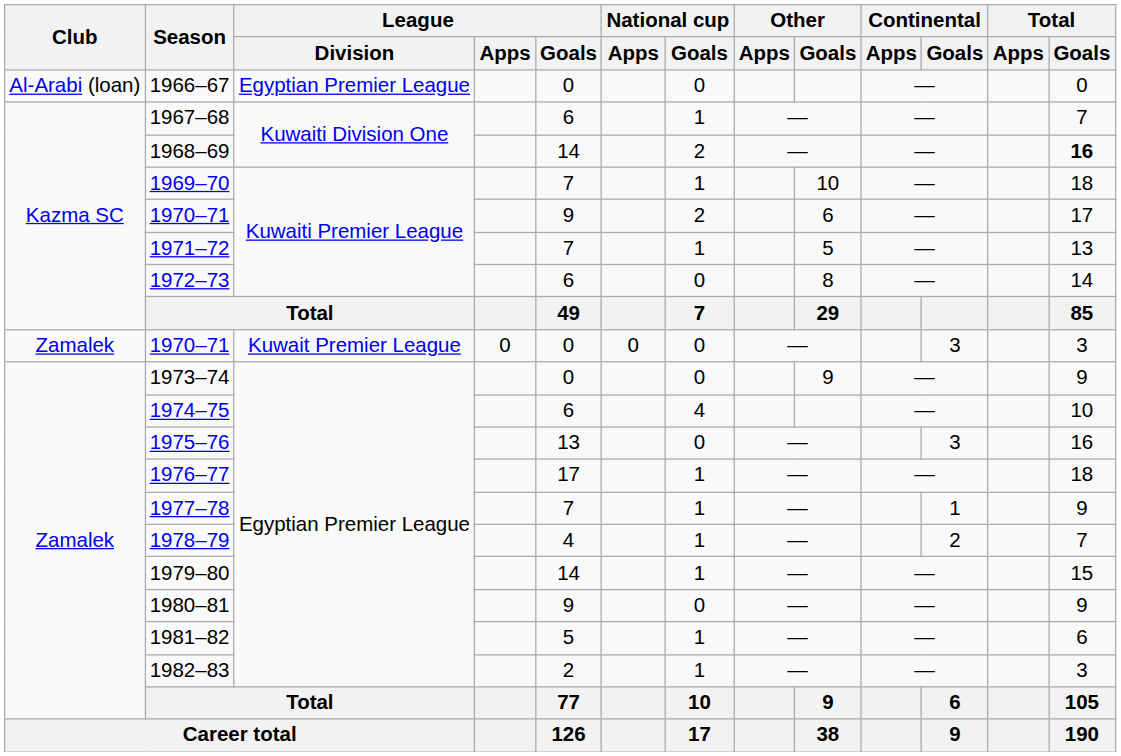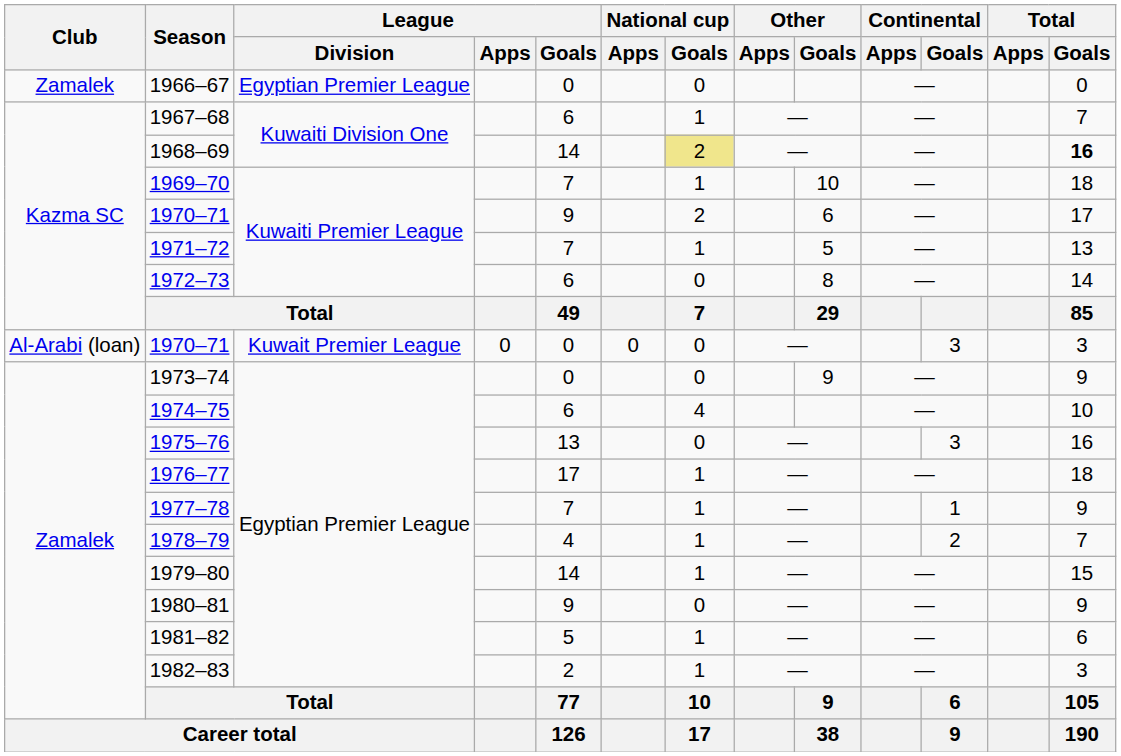(75, 85) Al-Arabi (loan) -> (75, 85) Zamalek
(699, 150) no background -> (699, 150) khaki background
(75, 345) Zamalek -> (75, 345) Al-Arabi (loan)
